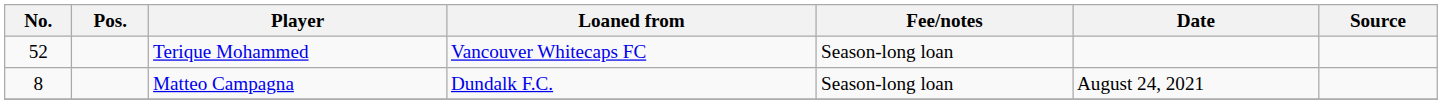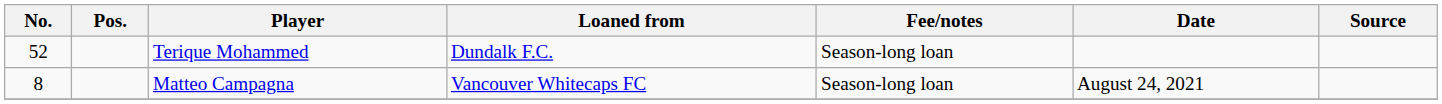(549, 52) Vancouver Whitecaps FC -> (502, 52) Dundalk F.C.
(502, 83) Dundalk F.C. -> (549, 83) Vancouver Whitecaps FC
